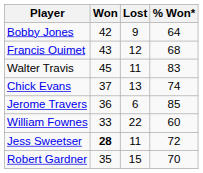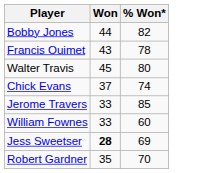- column: (135, 13)
(105, 31) 42 -> (105, 31) 44
(174, 31) 64 -> (144, 31) 82
(174, 50) 68 -> (144, 50) 78
(174, 68) 83 -> (144, 68) 80
(105, 104) 36 -> (105, 104) 33
(174, 141) 72 -> (144, 141) 69
